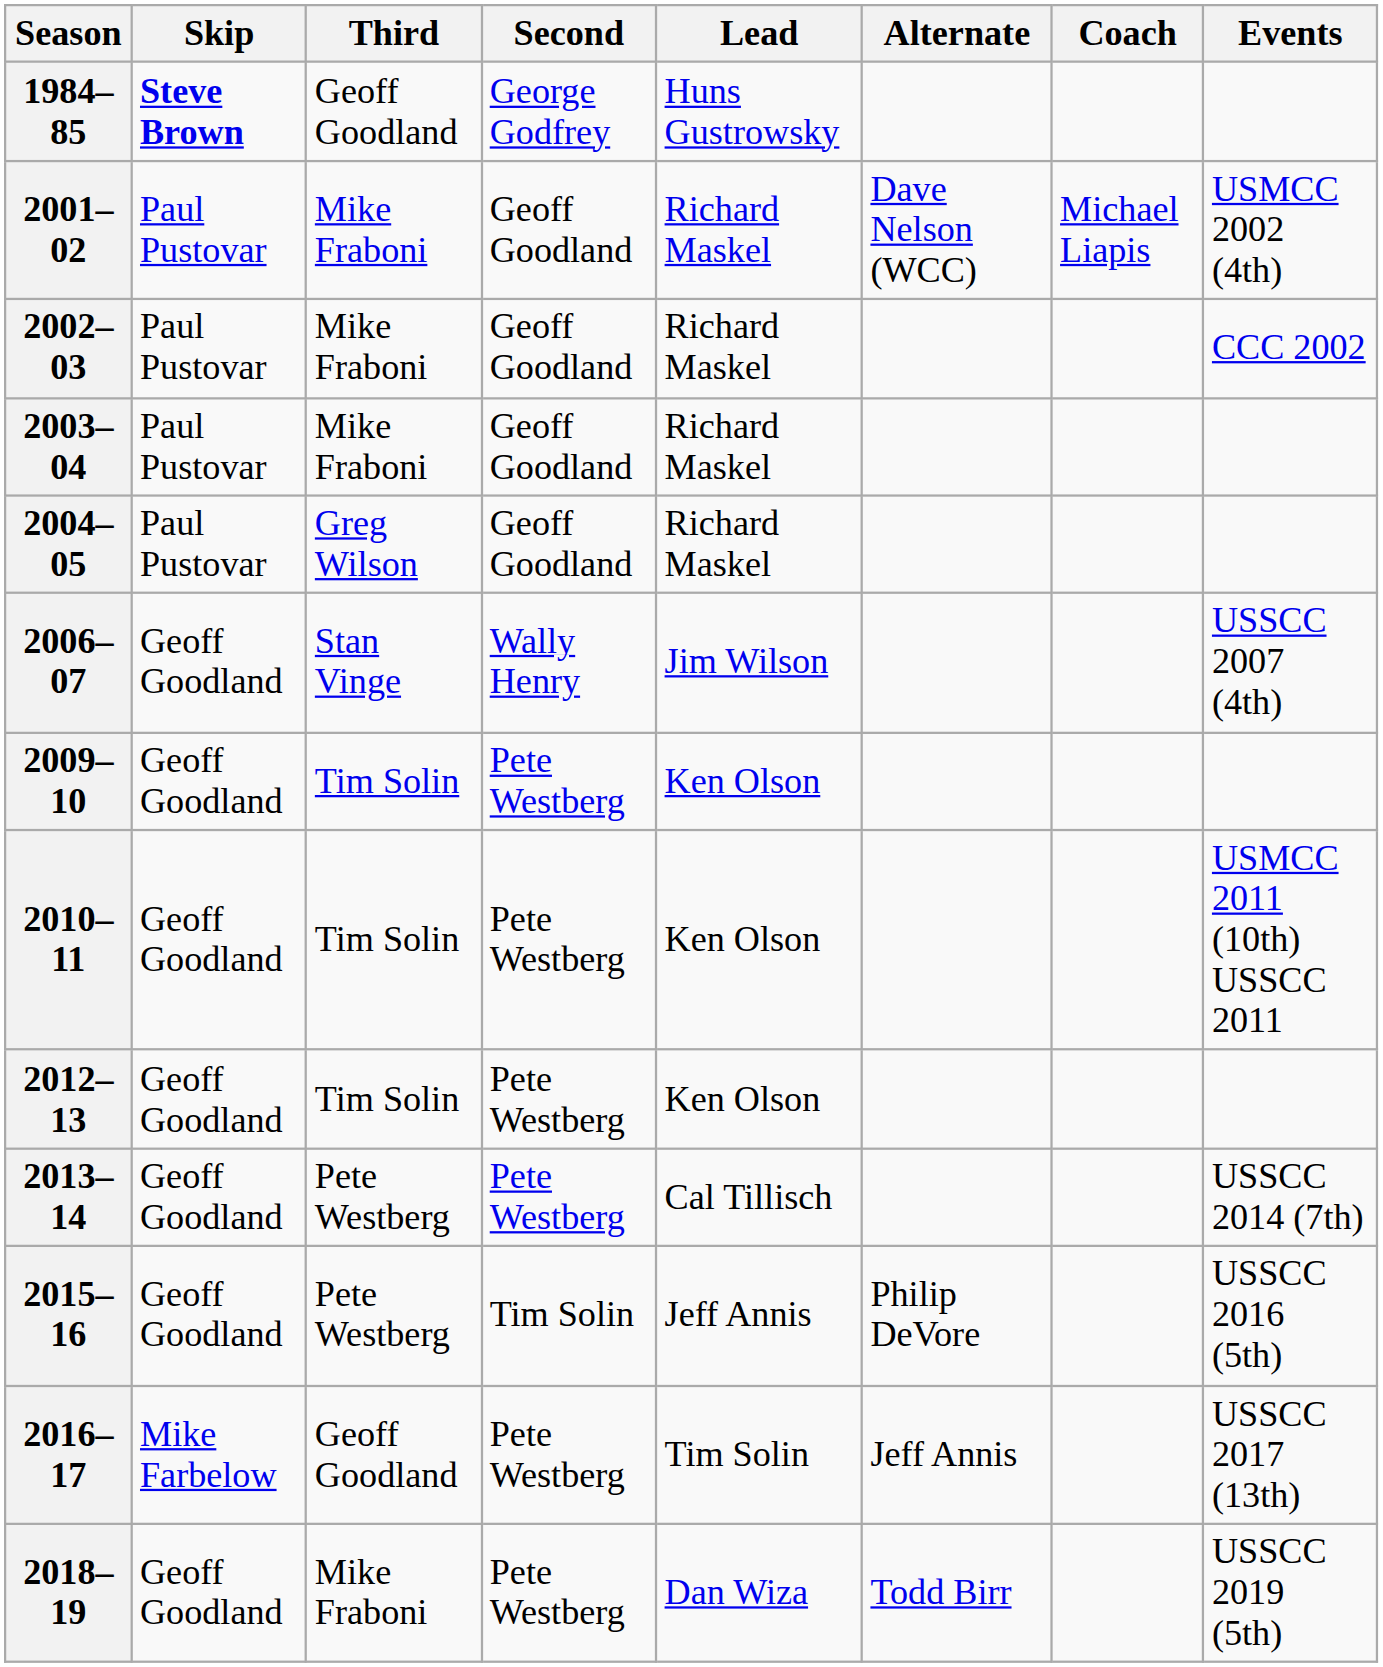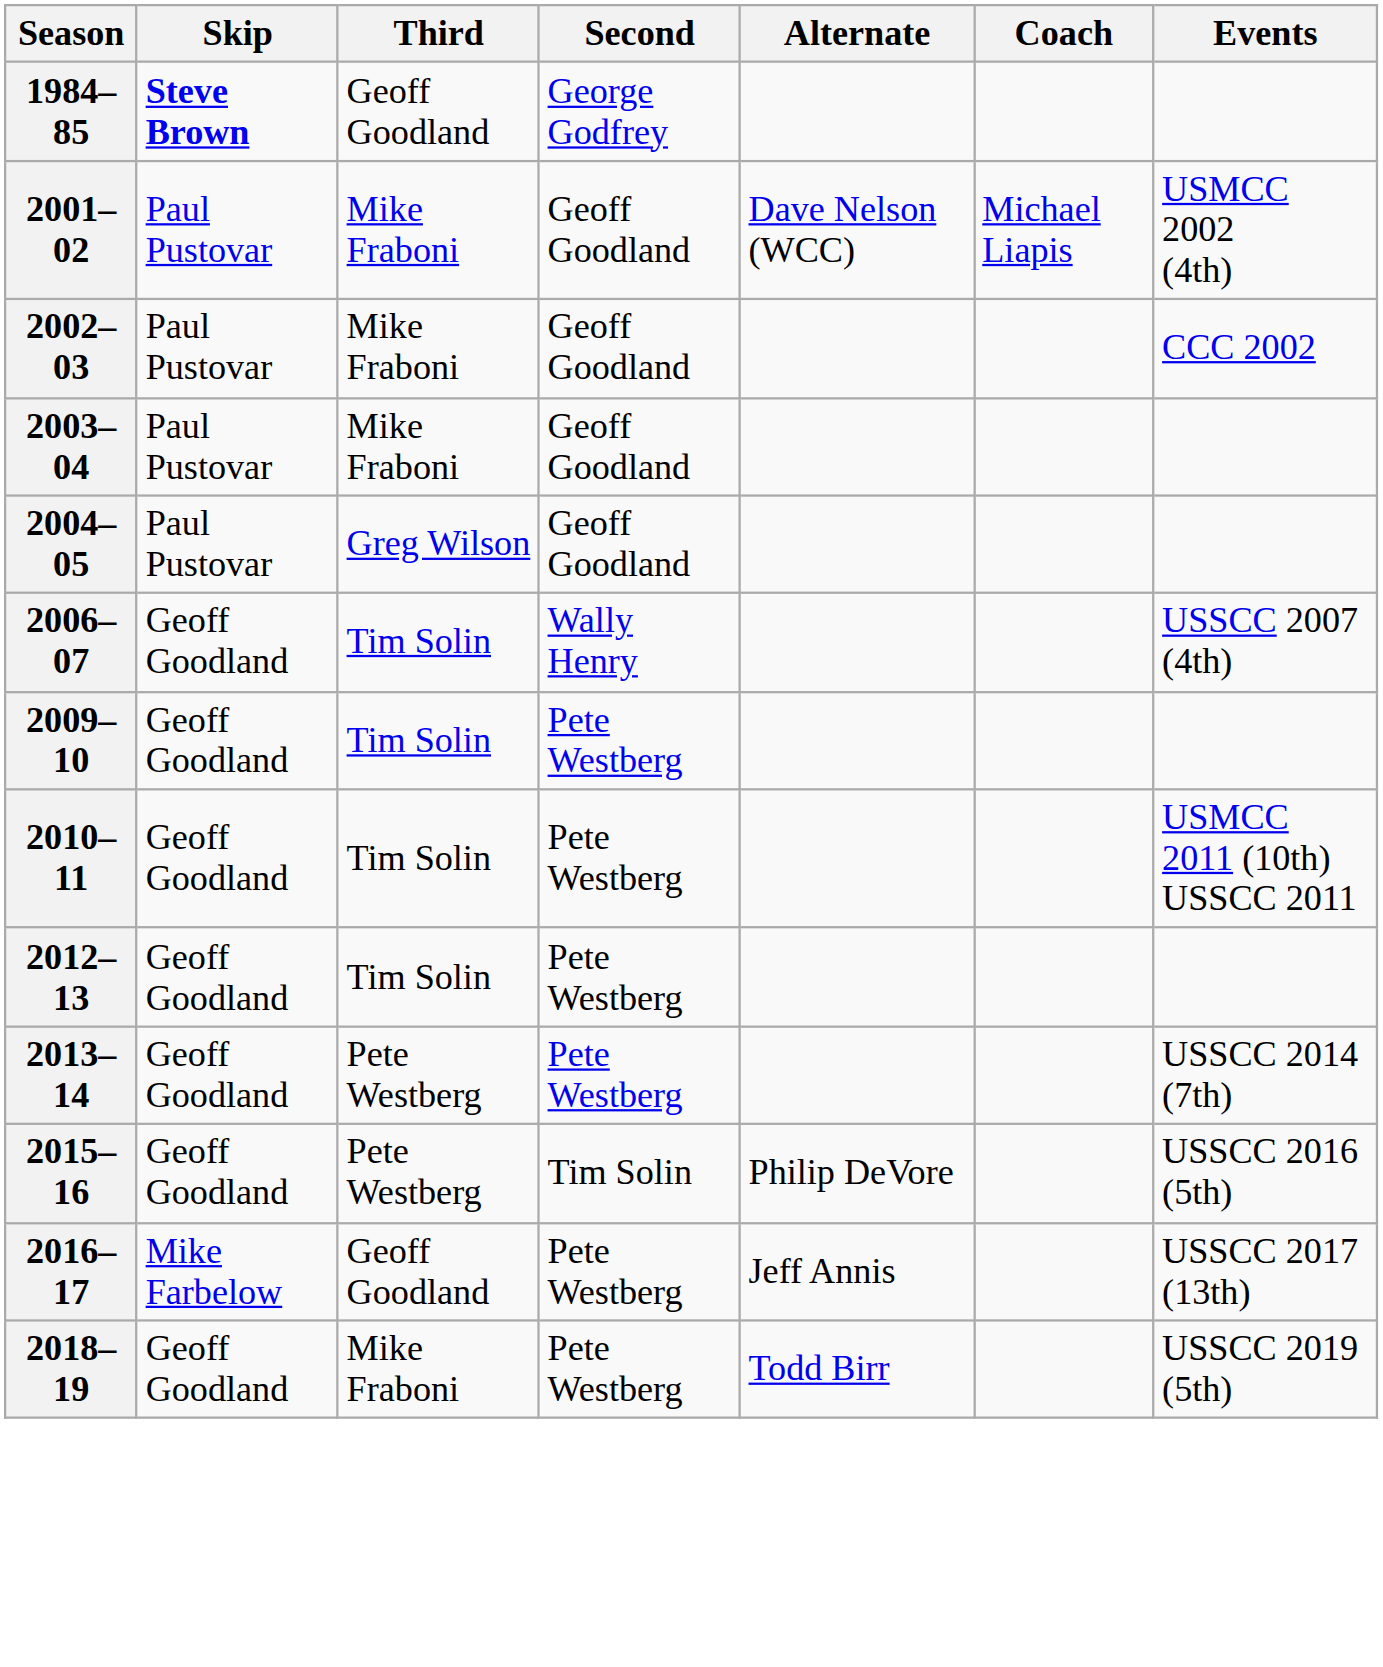- column: (759, 33)
(358, 662) Stan Vinge -> (419, 641) Tim Solin
